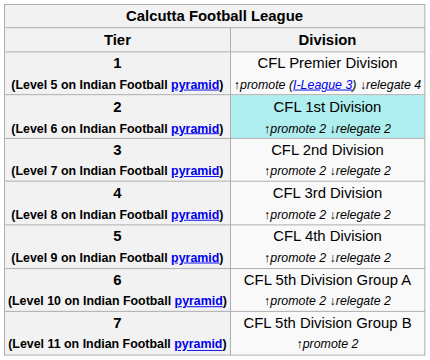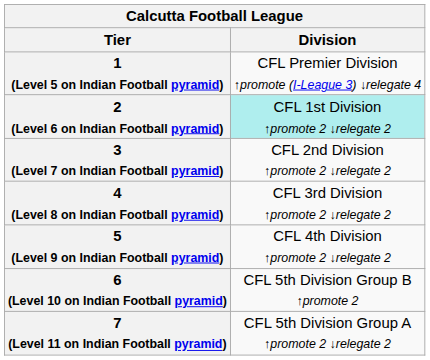(328, 290) CFL 5th Division Group A ↑promote 2 ↓relegate 2 -> (328, 290) CFL 5th Division Group B ↑promote 2
(328, 333) CFL 5th Division Group B ↑promote 2 -> (328, 333) CFL 5th Division Group A ↑promote 2 ↓relegate 2
